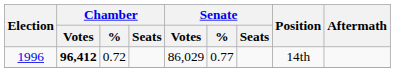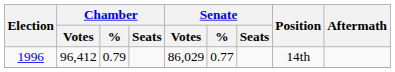(78, 57) bold -> (78, 57) normal
(114, 57) 0.72 -> (114, 57) 0.79
